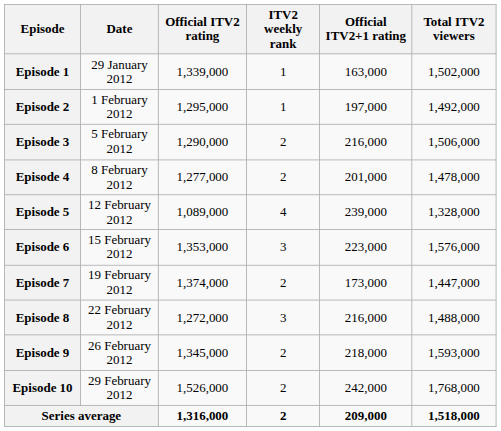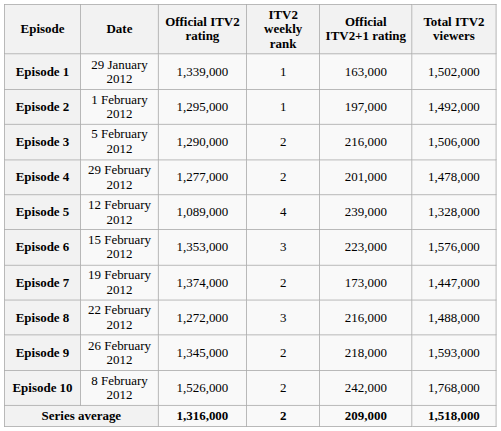(119, 177) 8 February 2012 -> (119, 177) 29 February 2012
(119, 387) 29 February 2012 -> (119, 387) 8 February 2012
